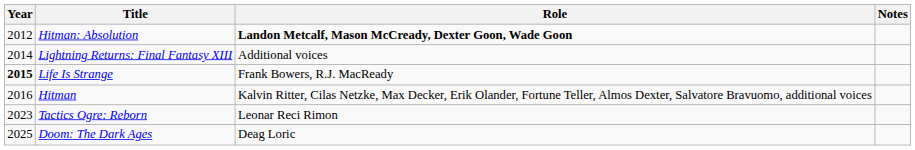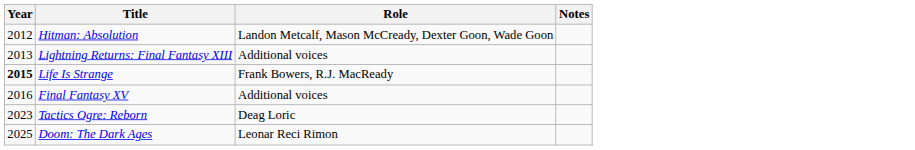(405, 34) bold -> (396, 34) normal
(20, 54) 2014 -> (20, 54) 2013
- row: (57, 94)
+ row: (83, 94)
(288, 114) Leonar Reci Rimon -> (267, 114) Deag Loric
(267, 134) Deag Loric -> (288, 134) Leonar Reci Rimon
